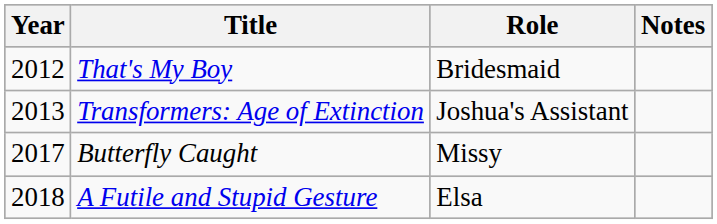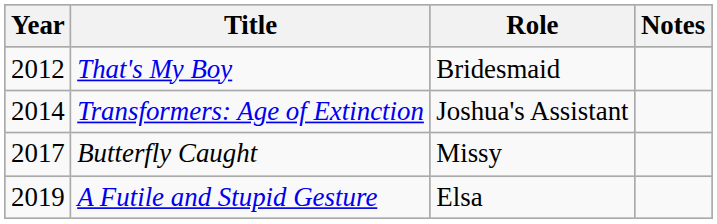(38, 111) 2013 -> (38, 111) 2014
(38, 196) 2018 -> (38, 196) 2019
